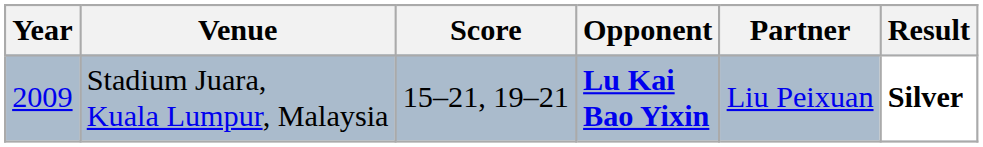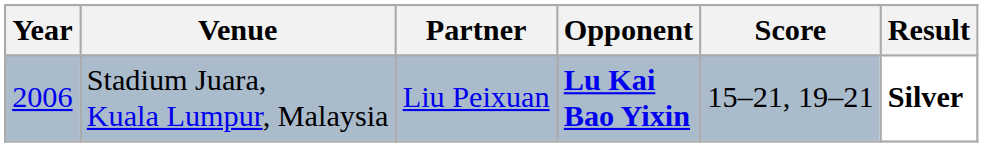columns swapped: (800, 29) <-> (486, 29)
(42, 97) 2009 -> (42, 97) 2006
